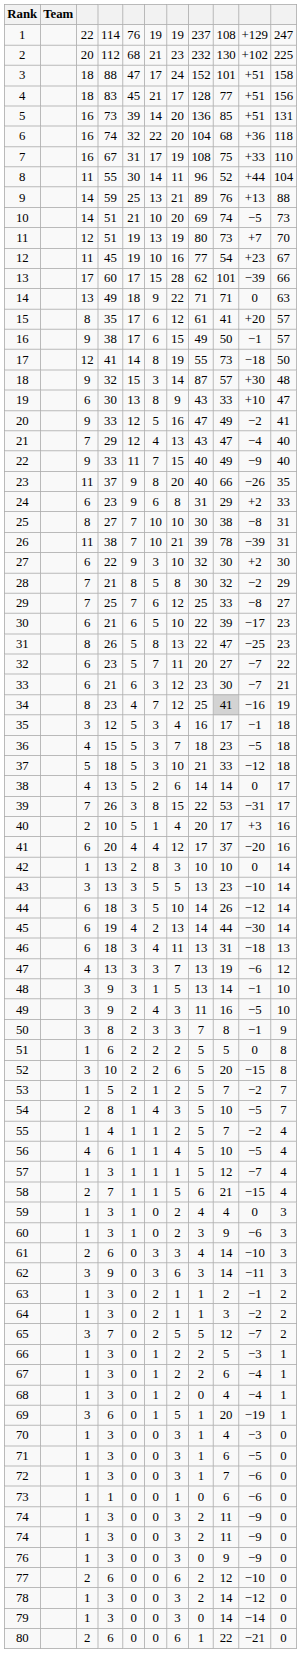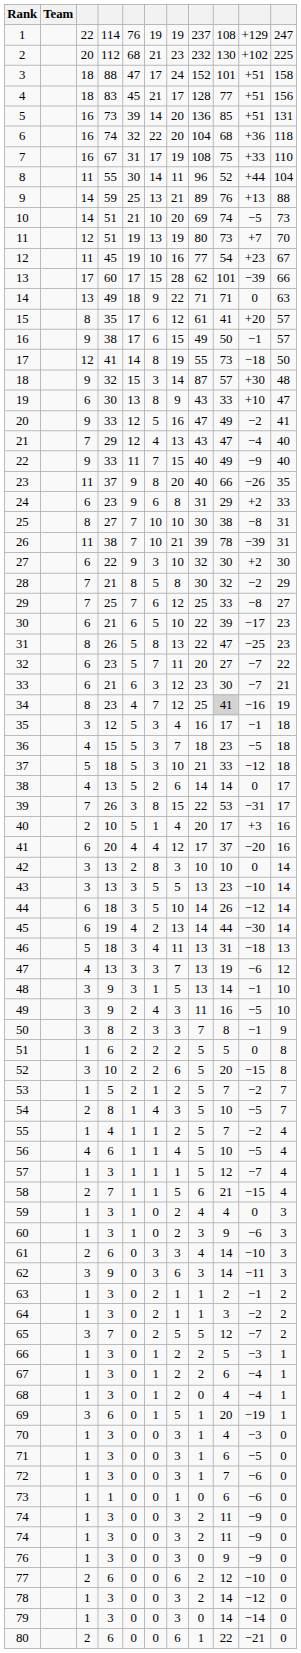(87, 867) 1 -> (87, 867) 3
(87, 948) 6 -> (87, 948) 5
